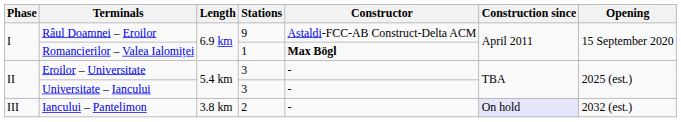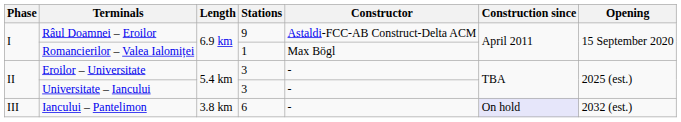(312, 51) bold -> (311, 51) normal
(244, 107) 2 -> (244, 107) 6
